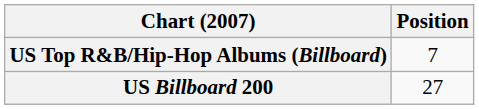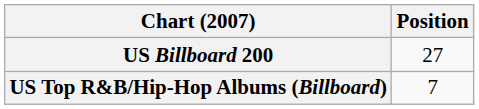rows swapped: (198, 87) <-> (198, 54)
